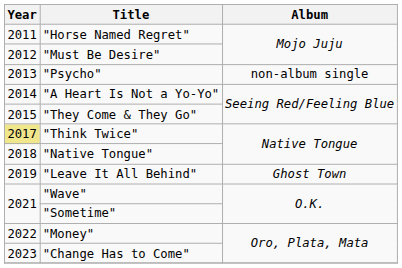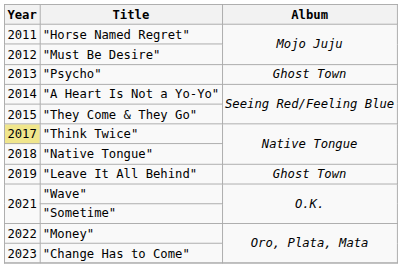(310, 74) non-album single -> (310, 74) Ghost Town
